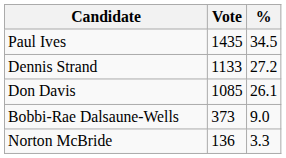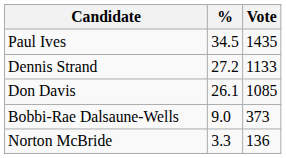columns swapped: (227, 16) <-> (264, 16)
